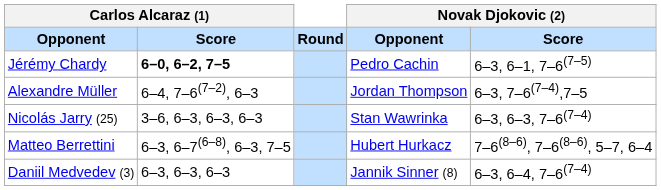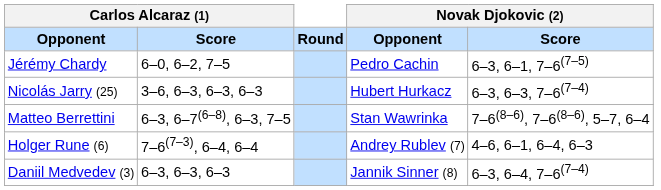(186, 64) bold -> (186, 64) normal
- row: (62, 91)
(399, 118) Stan Wawrinka -> (401, 91) Hubert Hurkacz
(401, 145) Hubert Hurkacz -> (399, 118) Stan Wawrinka
+ row: (58, 145)
